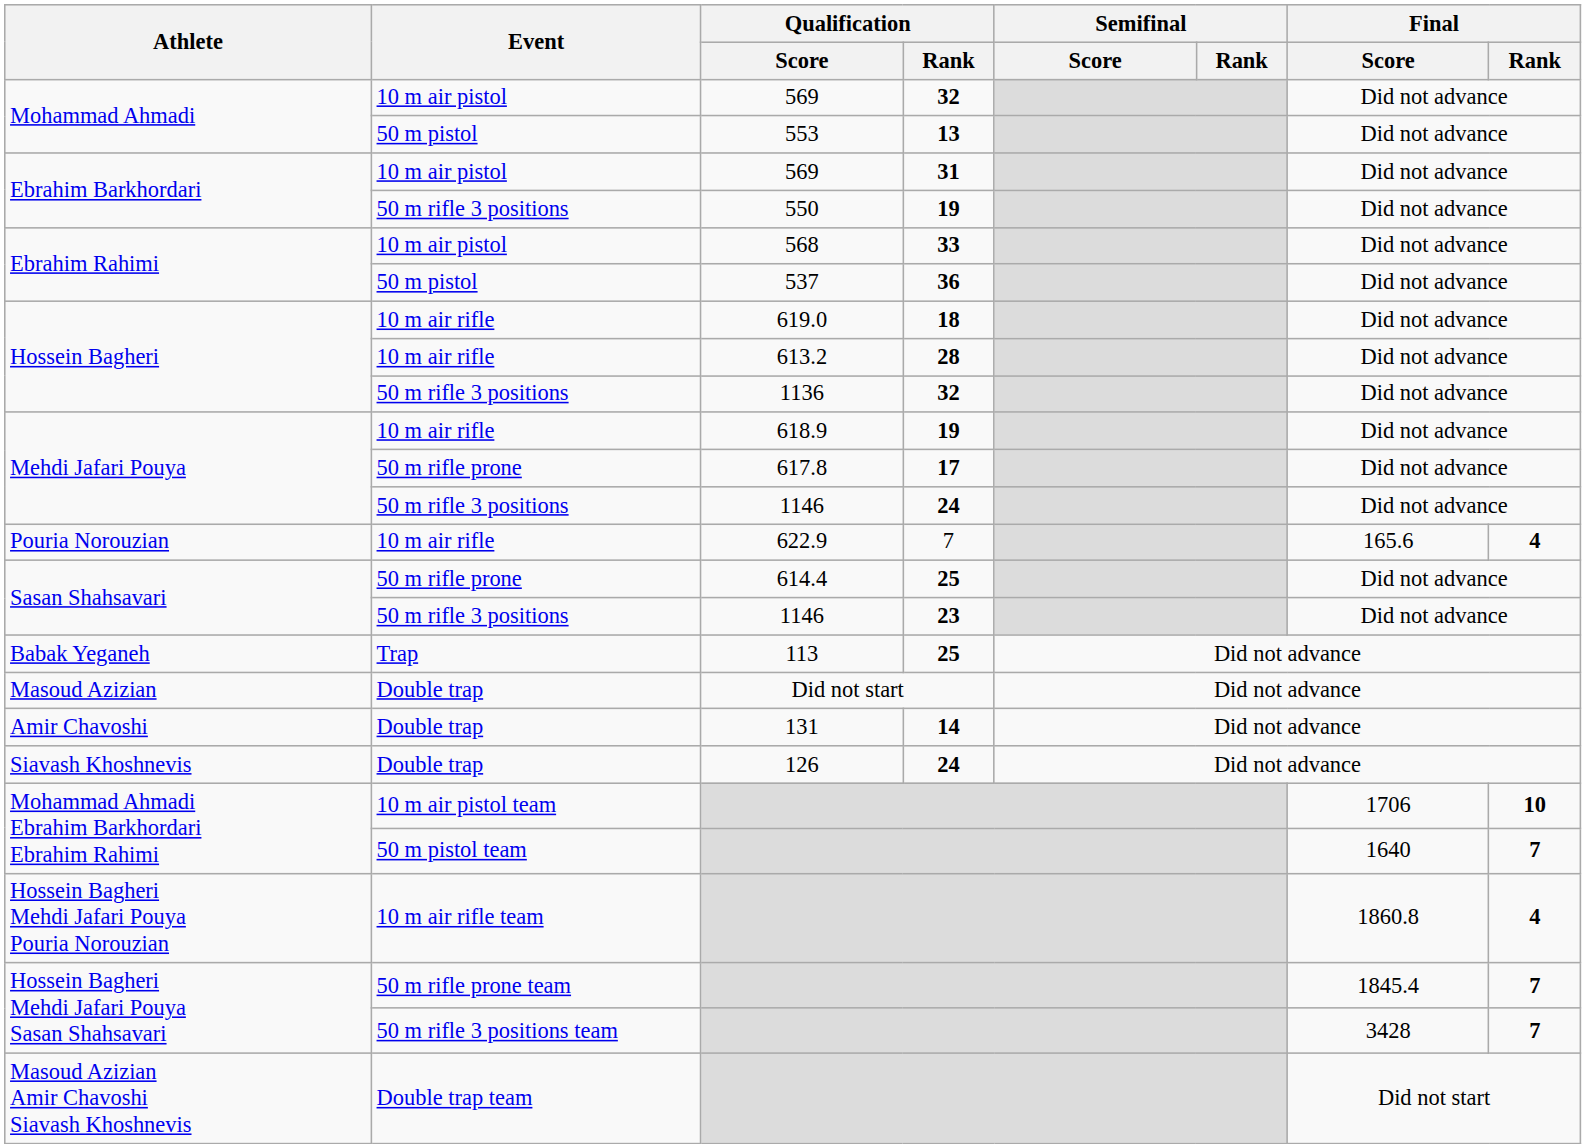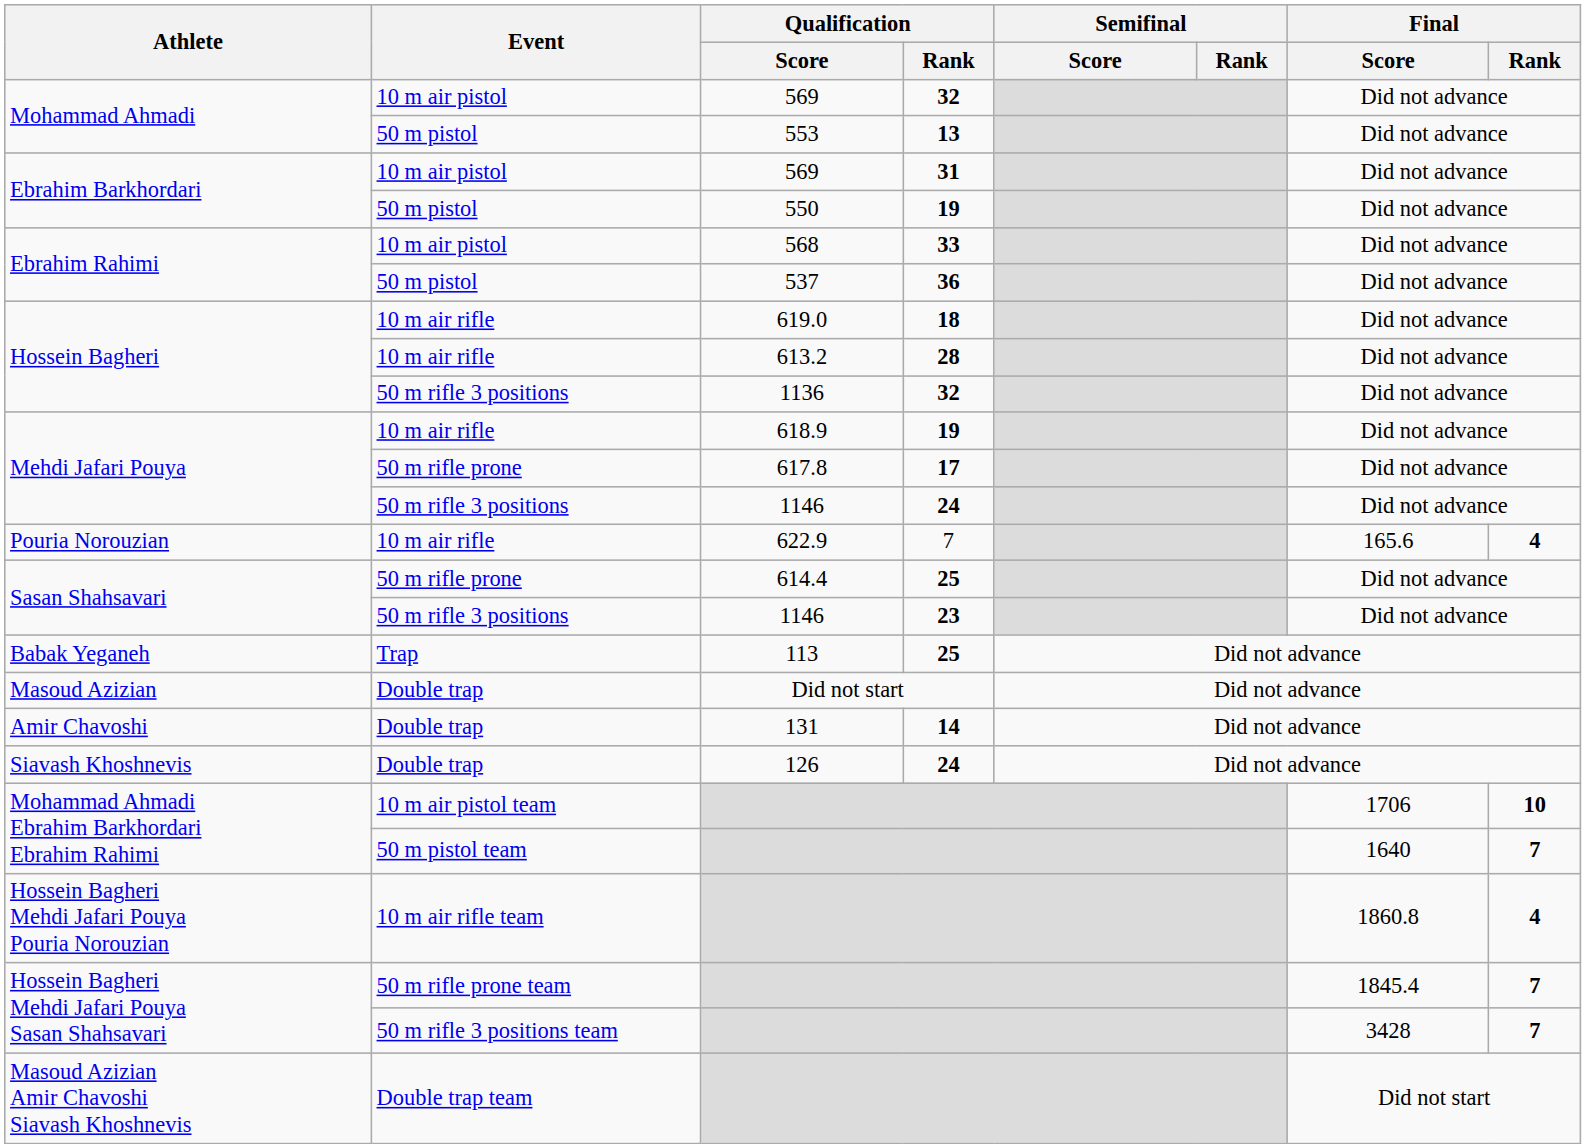(473, 208) 50 m rifle 3 positions -> (427, 208) 50 m pistol
